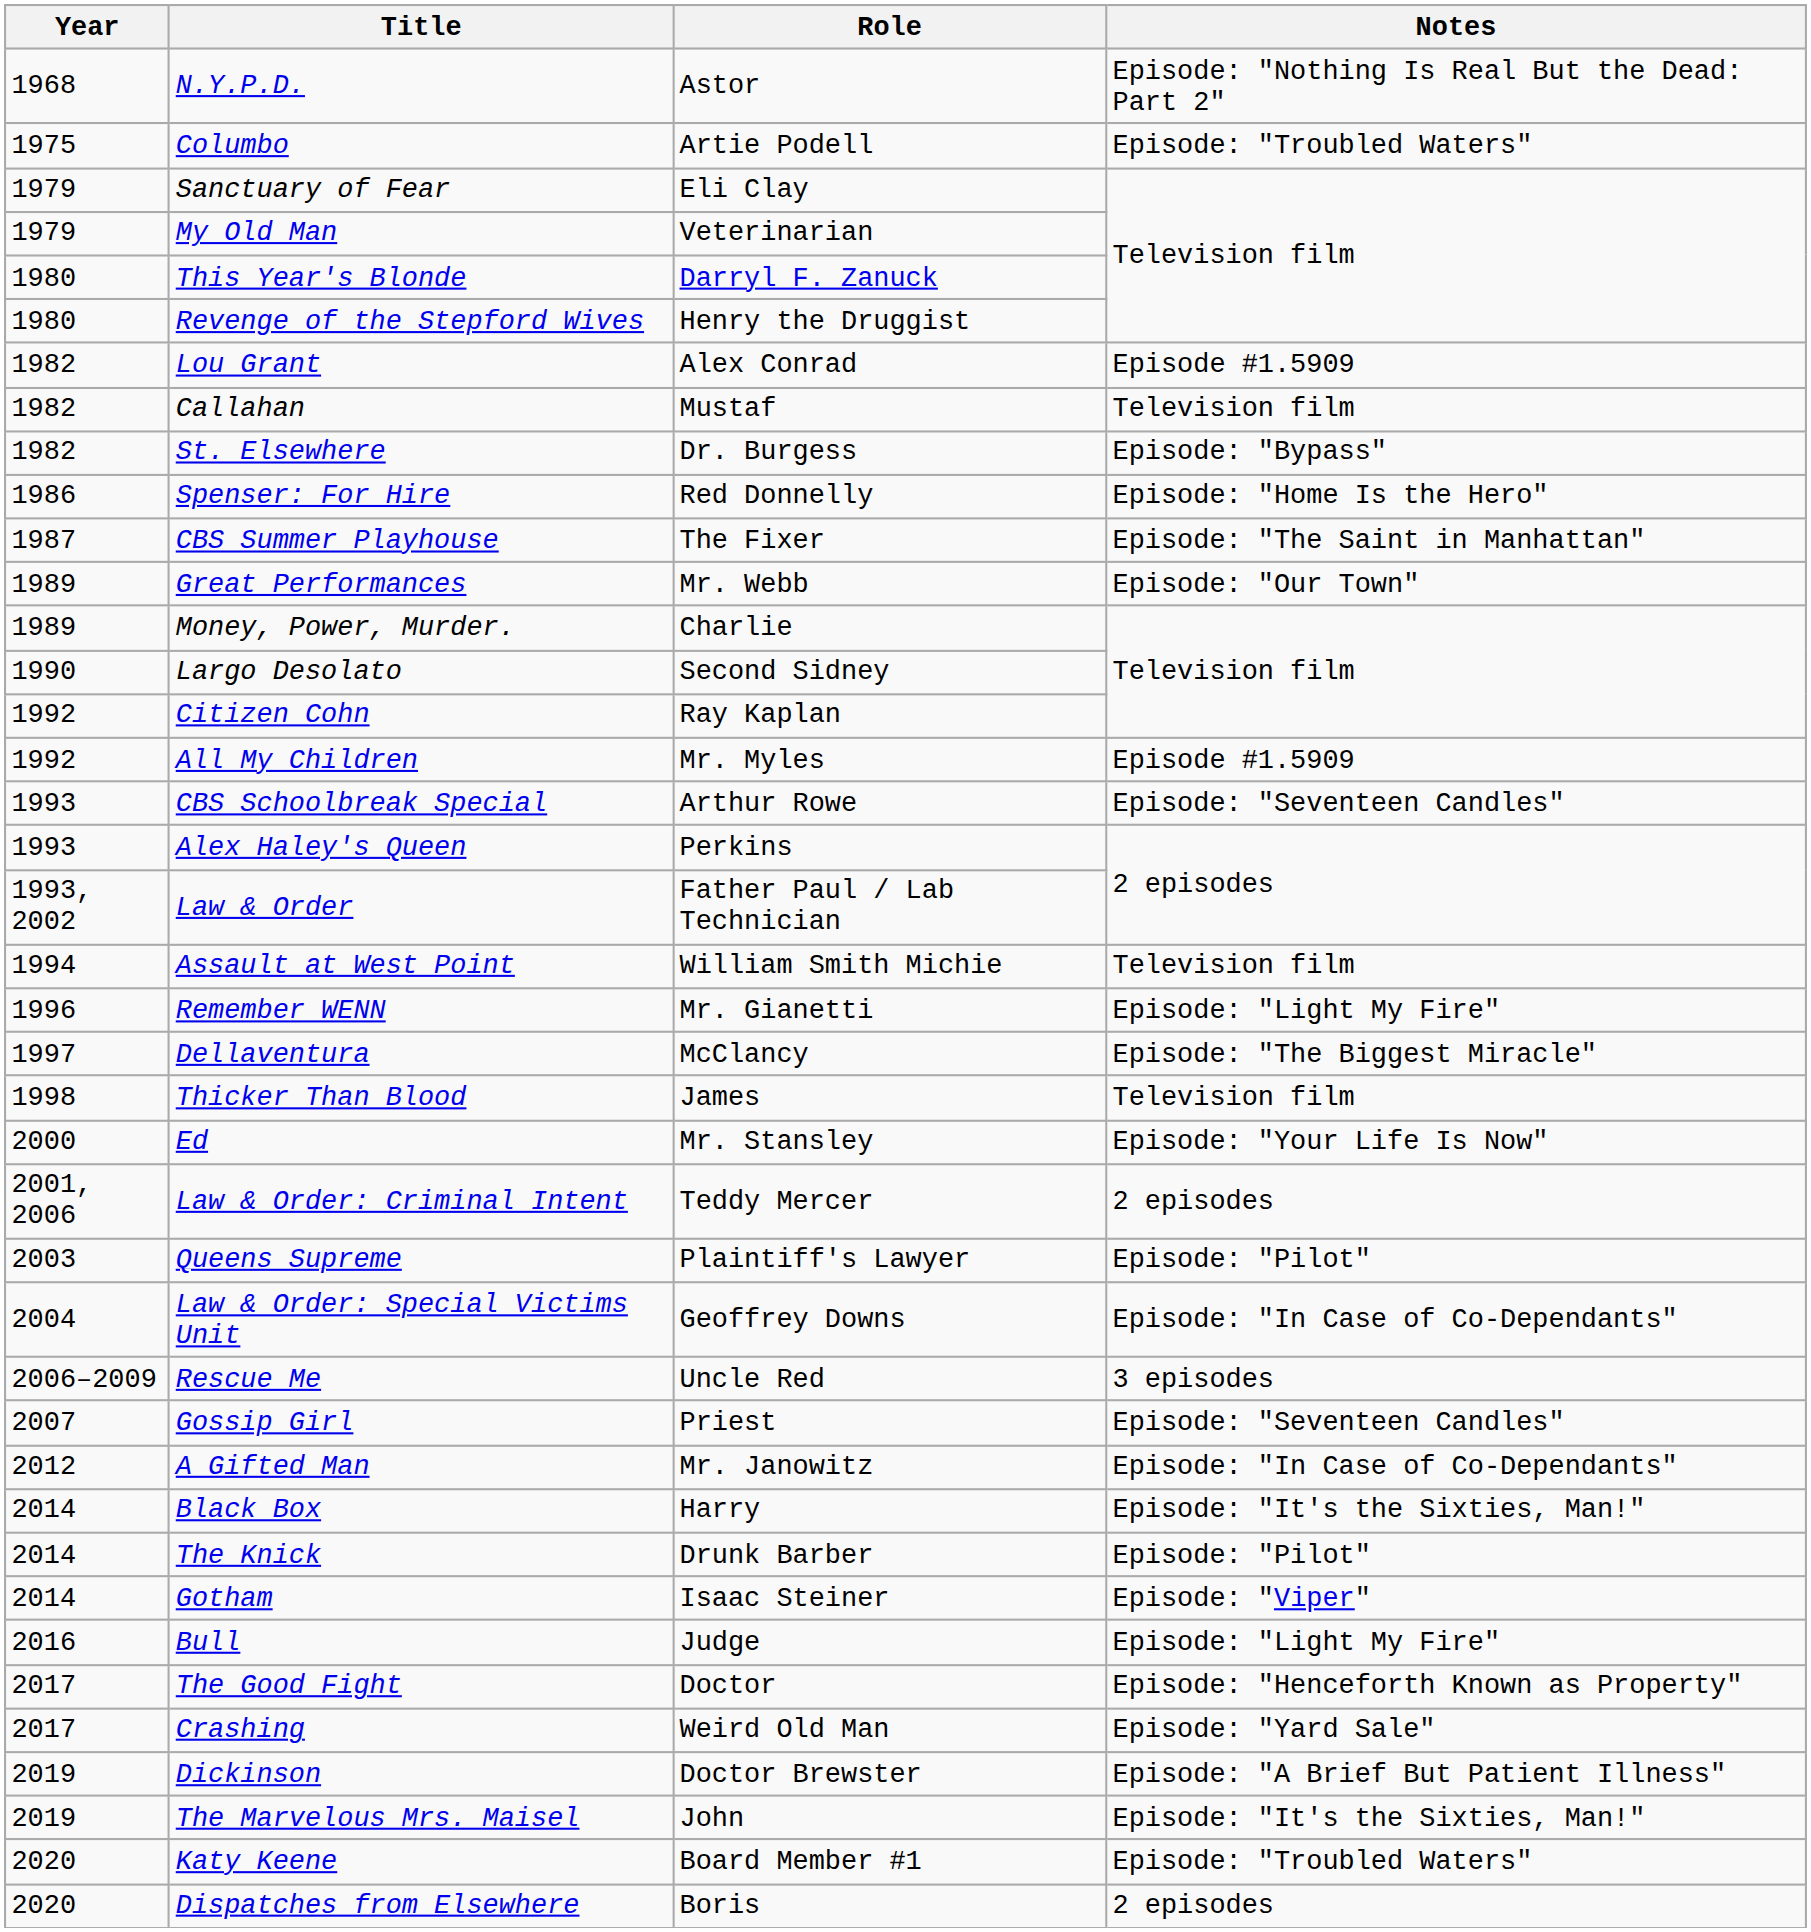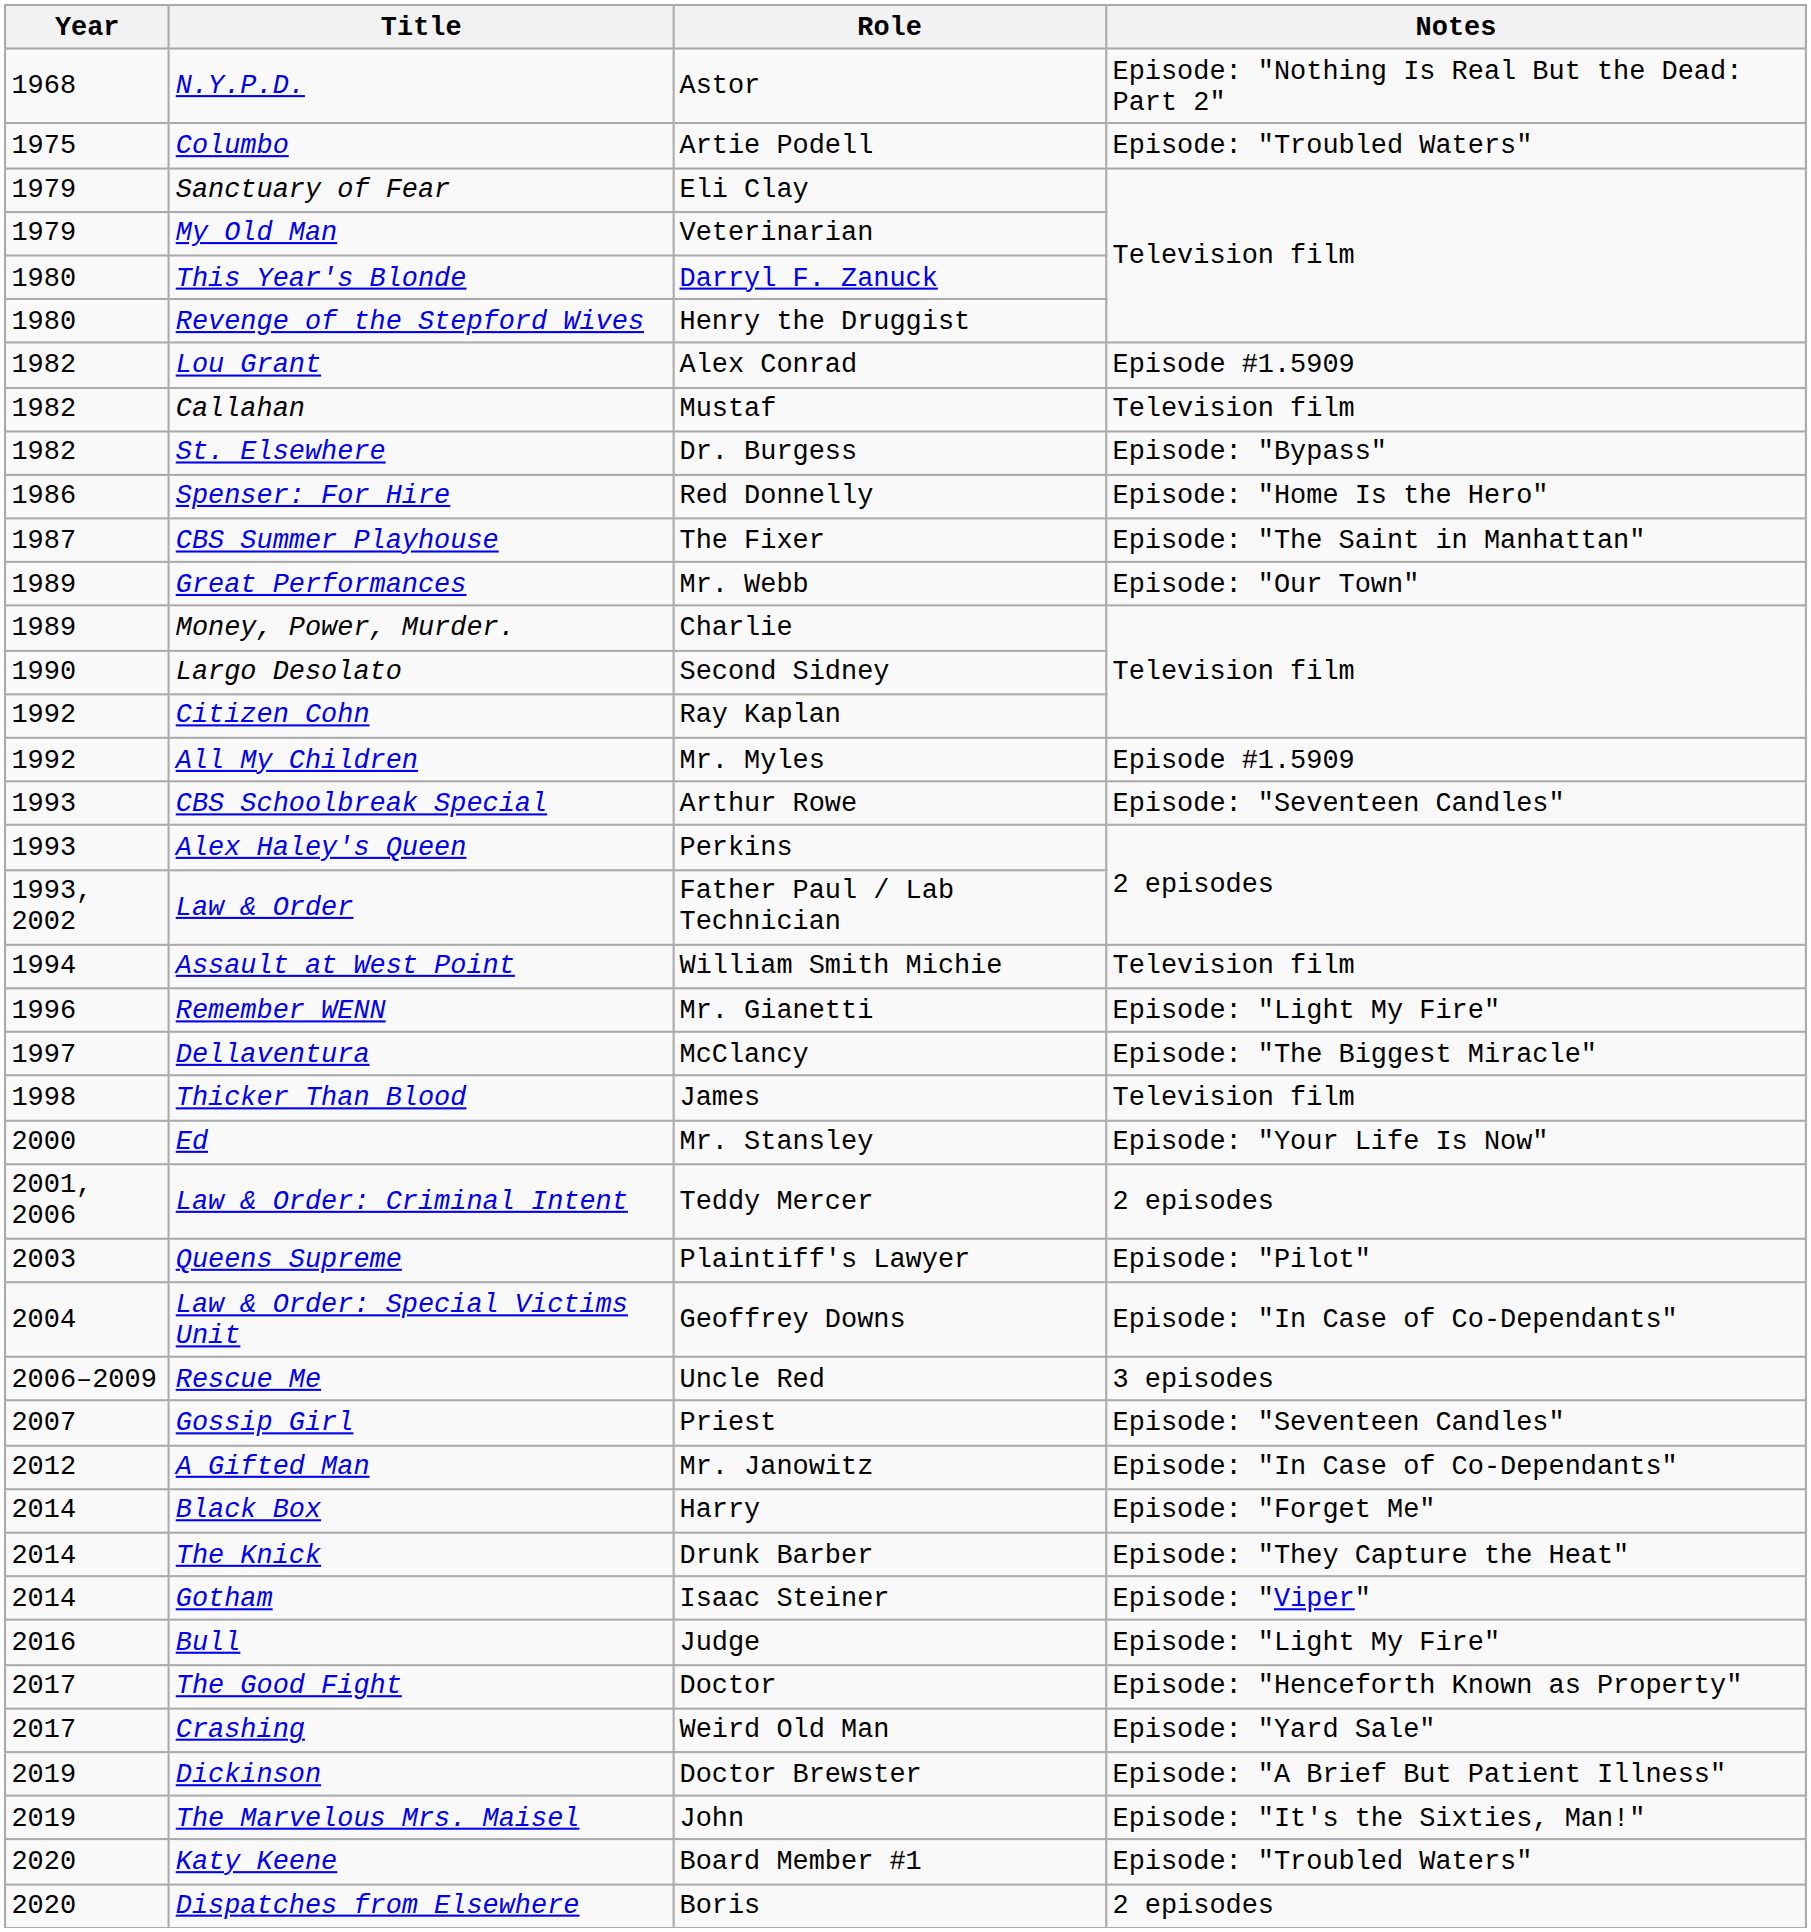(1379, 1511) Episode: "It's the Sixties, Man!" -> (1274, 1511) Episode: "Forget Me"
(1242, 1555) Episode: "Pilot" -> (1371, 1555) Episode: "They Capture the Heat"
